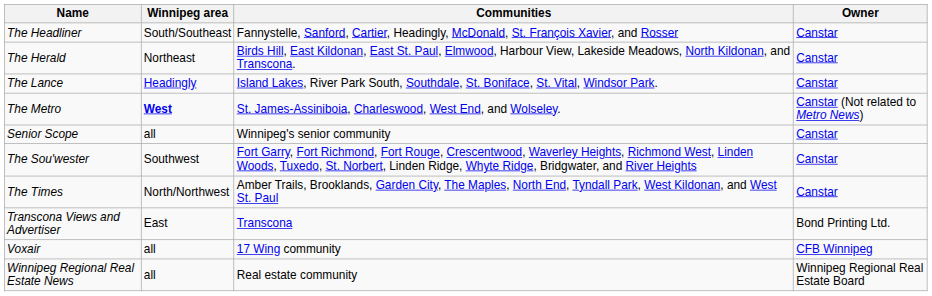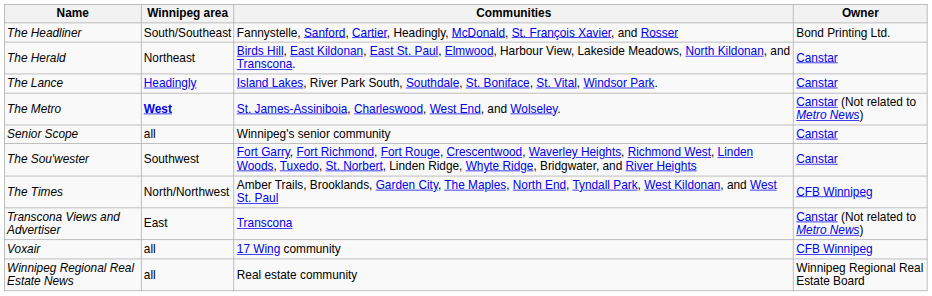(817, 32) Canstar -> (843, 32) Bond Printing Ltd.
(817, 191) Canstar -> (834, 191) CFB Winnipeg
(843, 224) Bond Printing Ltd. -> (856, 224) Canstar (Not related to Metro News)
